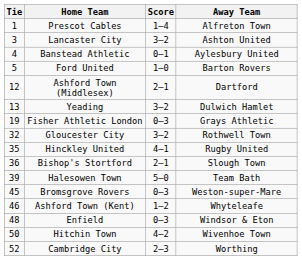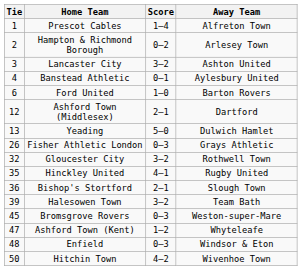+ row: (85, 45)
(14, 68) 5 -> (14, 92) 6
(161, 107) 3–2 -> (161, 131) 5–0
(14, 121) 19 -> (14, 145) 26
(161, 178) 5–0 -> (161, 202) 3–2
(14, 206) 46 -> (14, 230) 47
- row: (85, 249)
